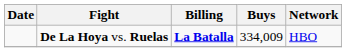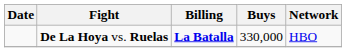(261, 36) 334,009 -> (261, 36) 330,000
